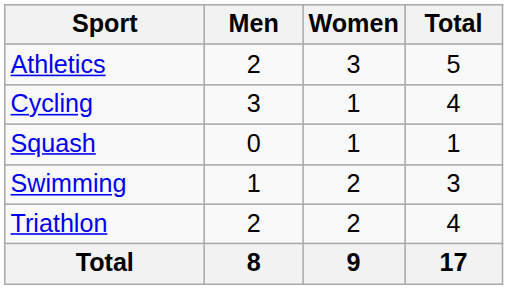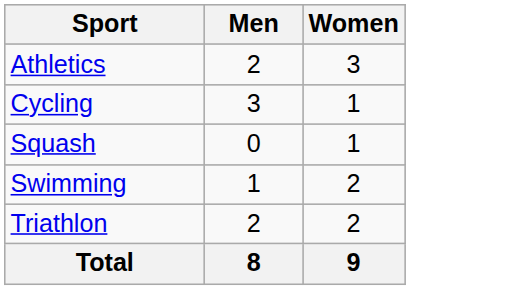- column: (453, 24)
